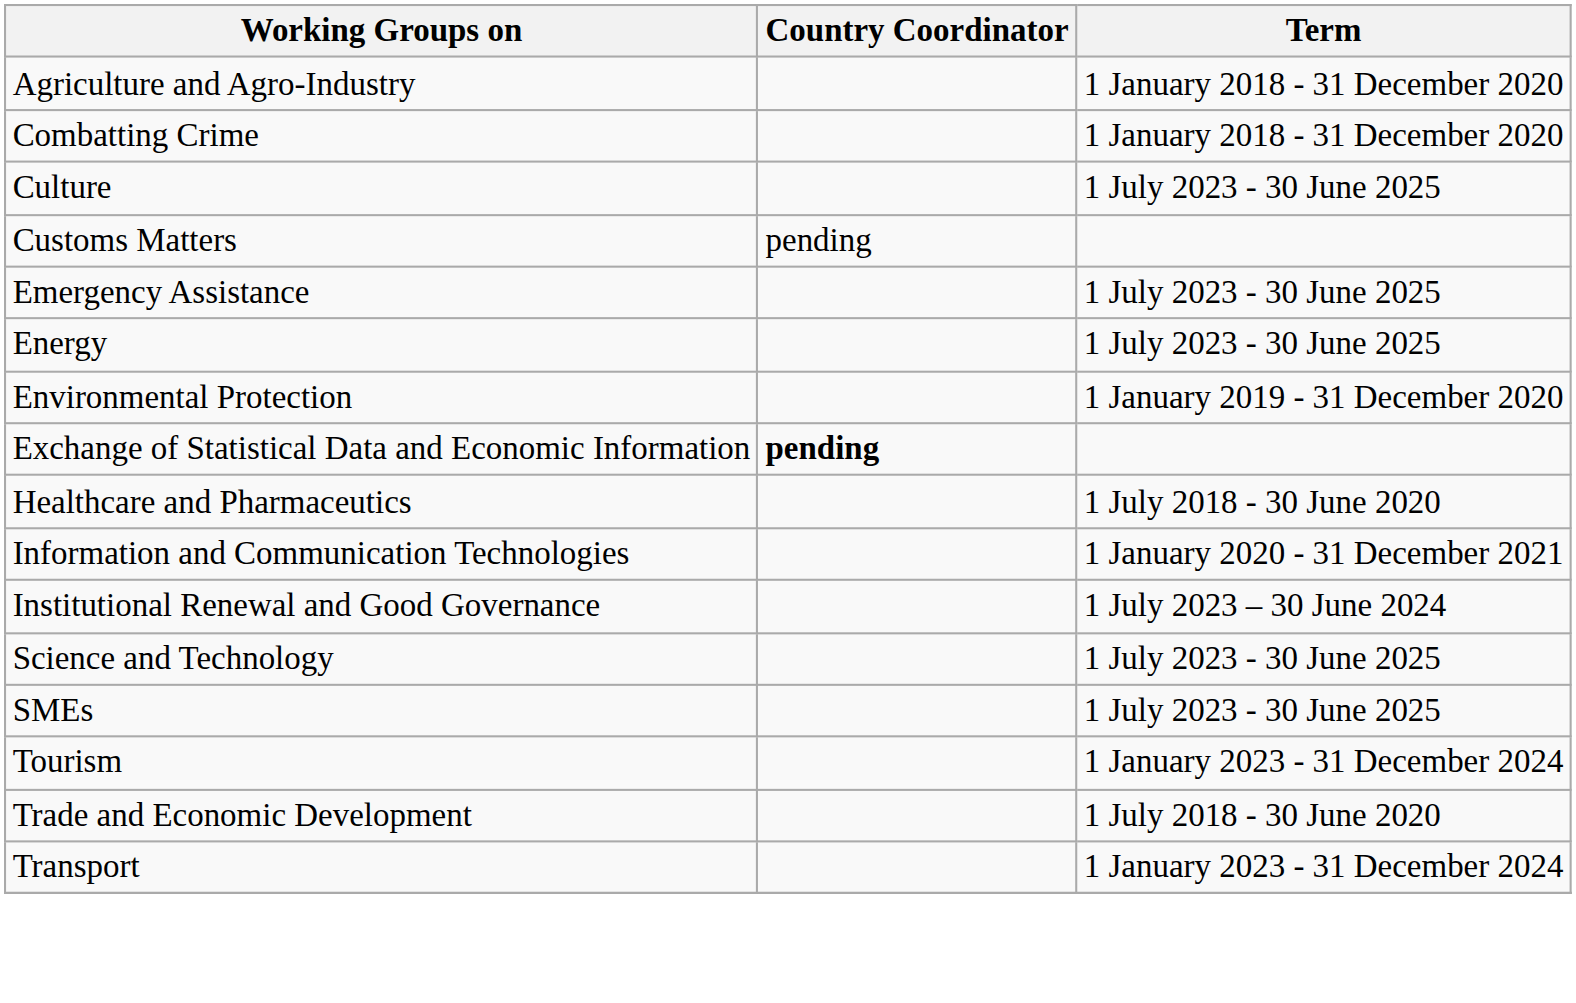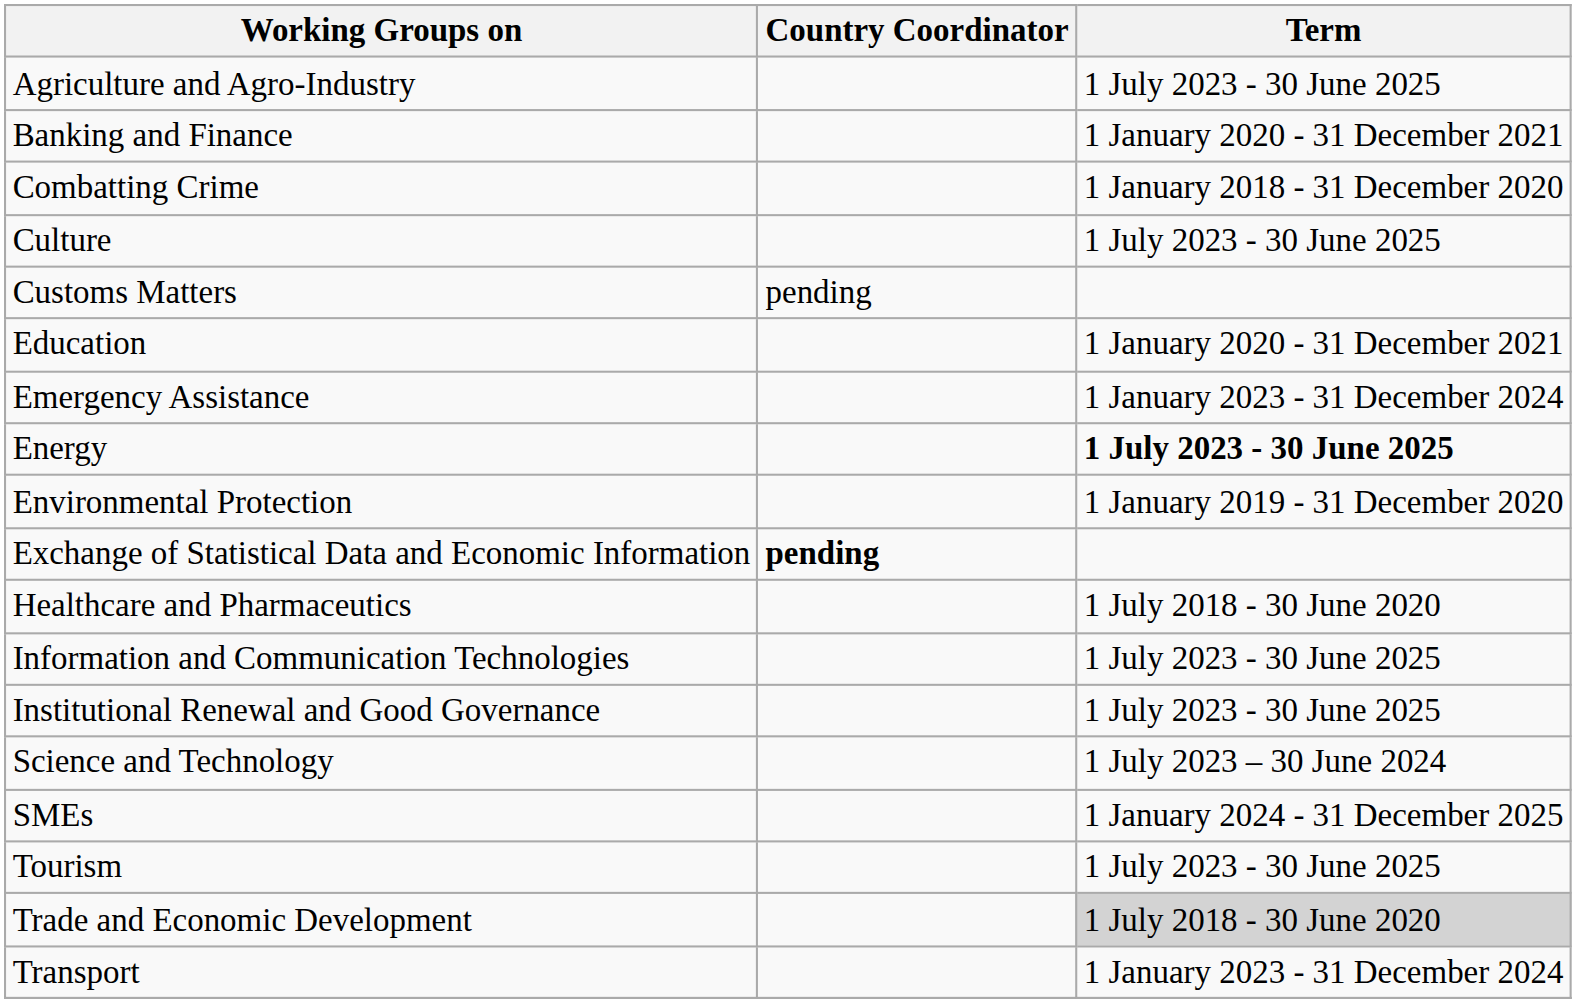(1324, 82) 1 January 2018 - 31 December 2020 -> (1262, 82) 1 July 2023 - 30 June 2025
+ row: (153, 135)
+ row: (79, 344)
(1262, 291) 1 July 2023 - 30 June 2025 -> (1324, 396) 1 January 2023 - 31 December 2024
(1262, 344) normal -> (1269, 448) bold
(1324, 553) 1 January 2020 - 31 December 2021 -> (1262, 657) 1 July 2023 - 30 June 2025
(1265, 605) 1 July 2023 – 30 June 2024 -> (1262, 710) 1 July 2023 - 30 June 2025
(1262, 657) 1 July 2023 - 30 June 2025 -> (1265, 762) 1 July 2023 – 30 June 2024
(1262, 710) 1 July 2023 - 30 June 2025 -> (1324, 814) 1 January 2024 - 31 December 2025
(1324, 762) 1 January 2023 - 31 December 2024 -> (1262, 866) 1 July 2023 - 30 June 2025
(1262, 814) no background -> (1262, 919) lightgrey background
